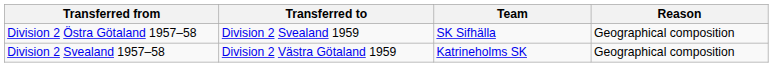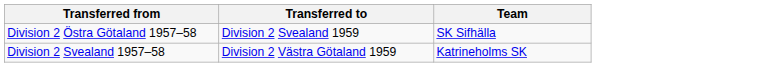- column: (679, 14)
